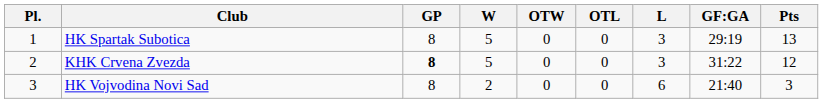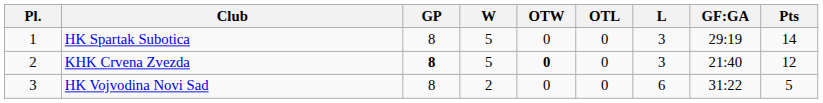(789, 39) 13 -> (789, 39) 14
(547, 62) normal -> (547, 62) bold
(725, 62) 31:22 -> (725, 62) 21:40
(725, 86) 21:40 -> (725, 86) 31:22
(789, 86) 3 -> (789, 86) 5
